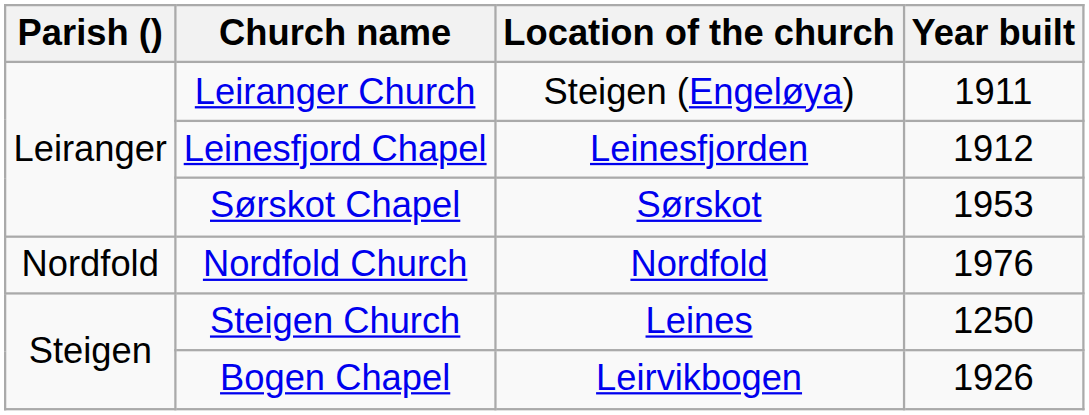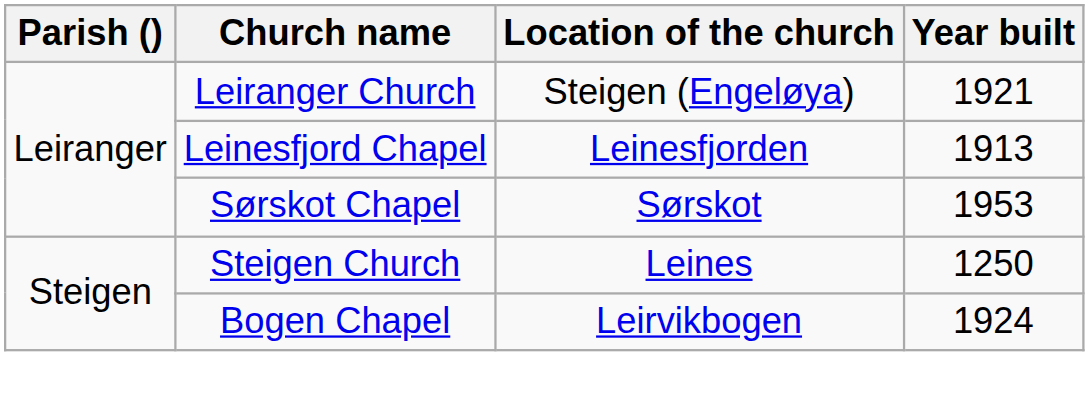(993, 90) 1911 -> (993, 90) 1921
(993, 148) 1912 -> (993, 148) 1913
- row: (335, 263)
(993, 378) 1926 -> (993, 321) 1924
